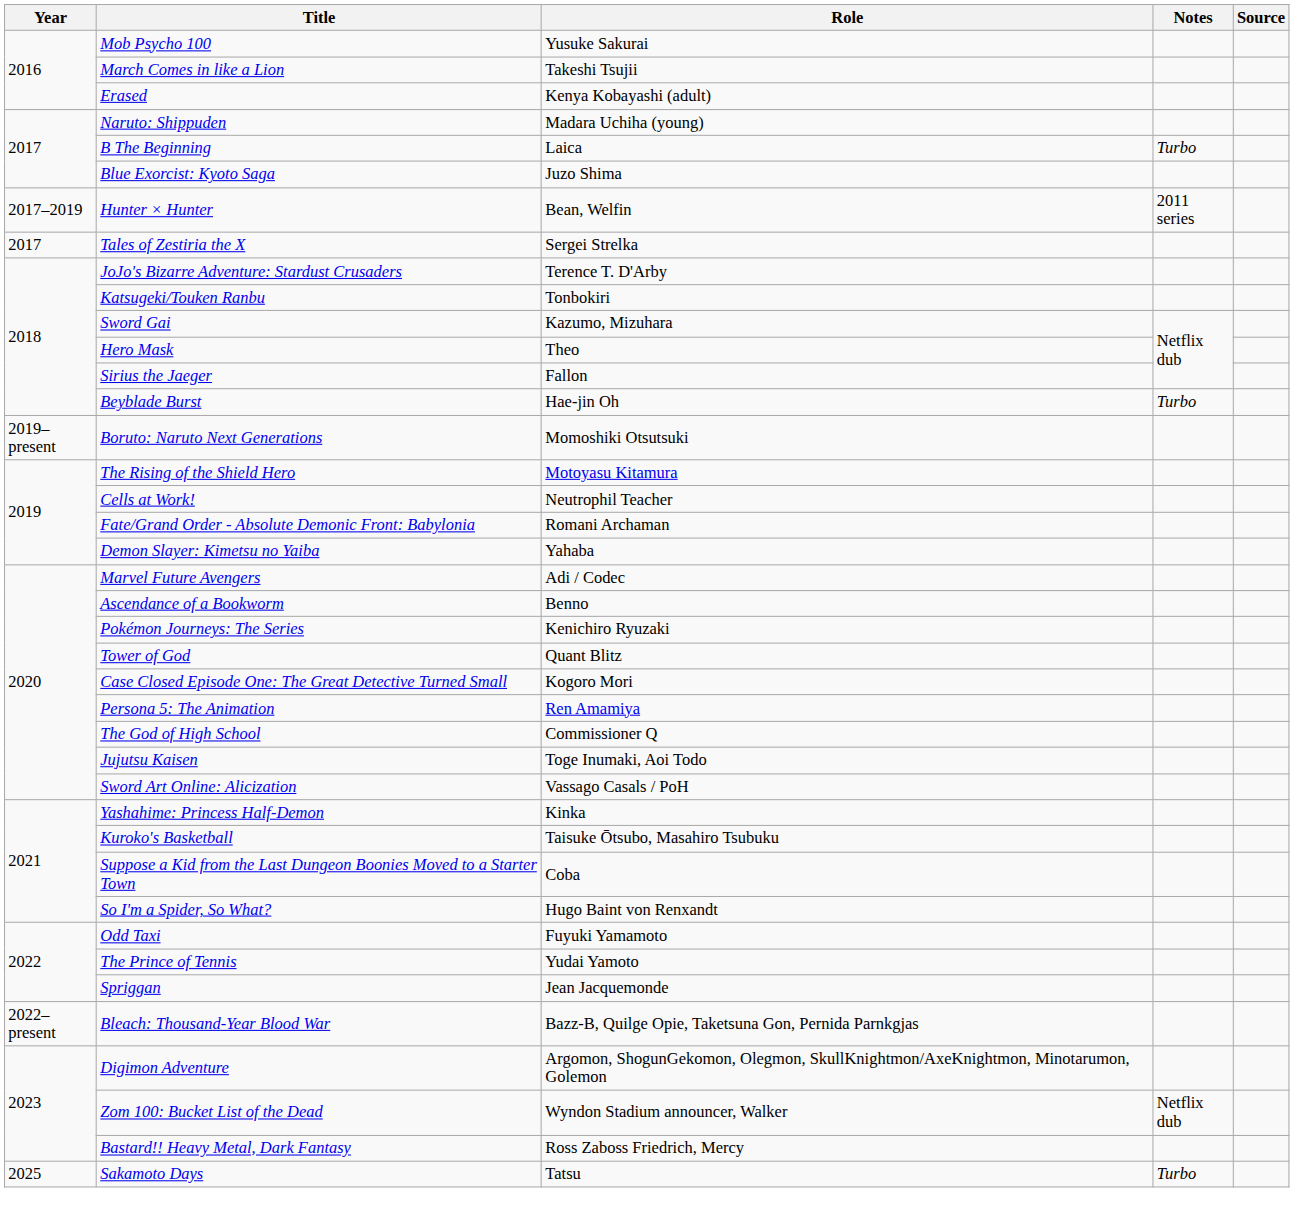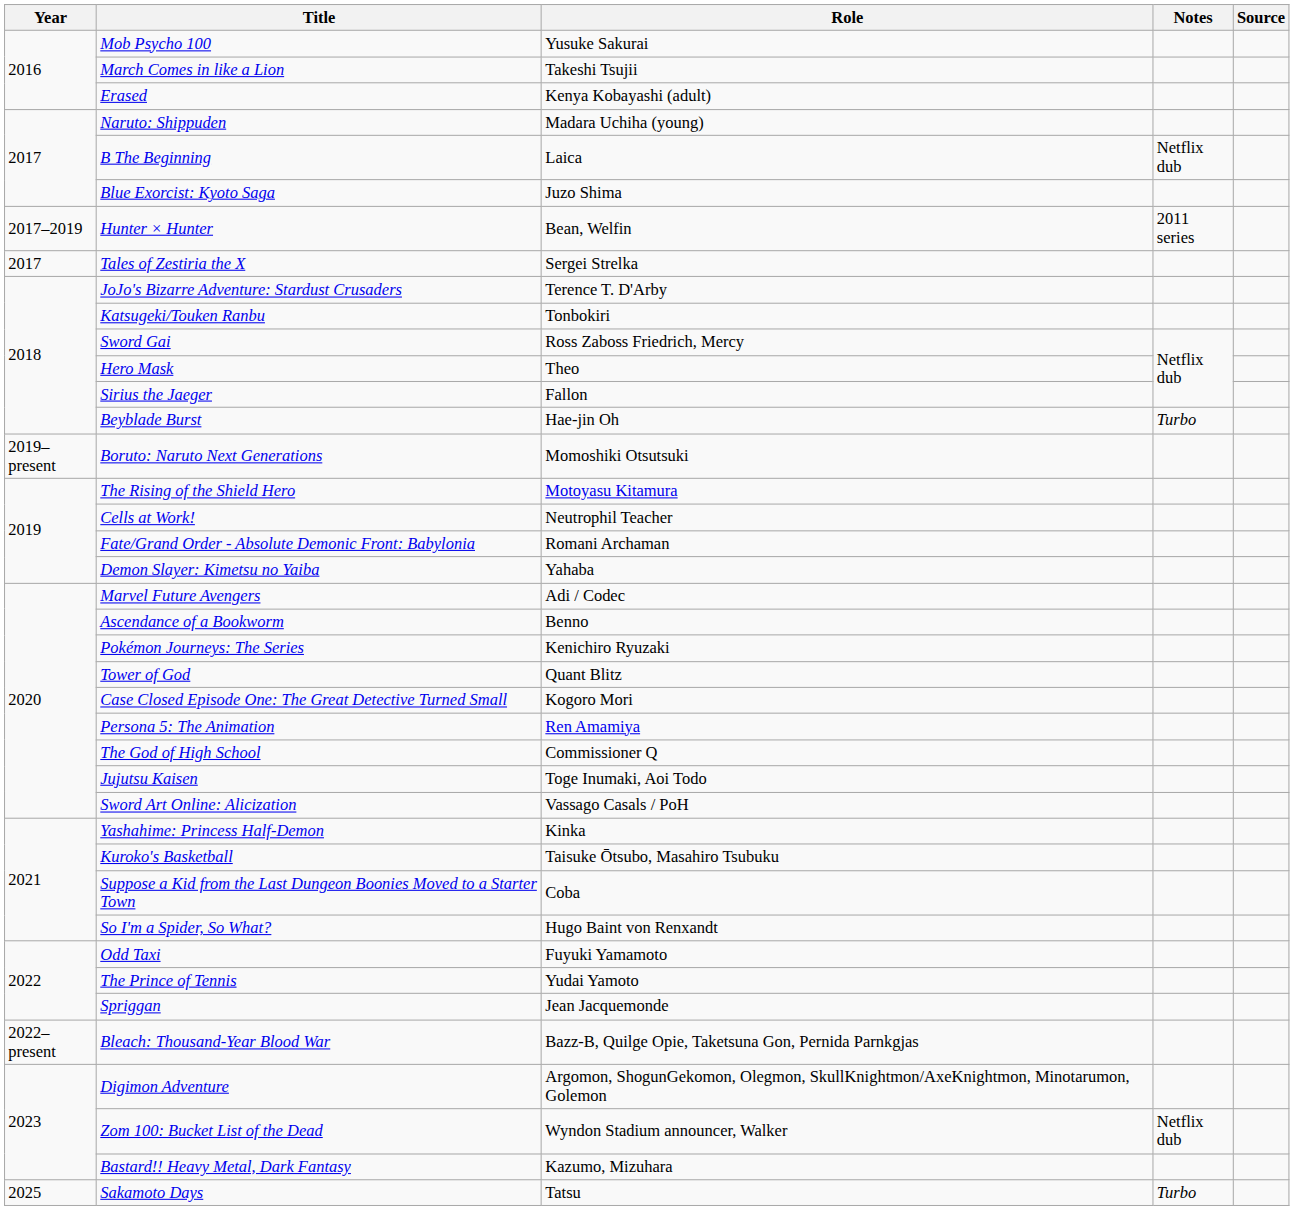(1177, 148) Turbo -> (1180, 157) Netflix dub
(609, 323) Kazumo, Mizuhara -> (645, 342) Ross Zaboss Friedrich, Mercy
(645, 1148) Ross Zaboss Friedrich, Mercy -> (609, 1166) Kazumo, Mizuhara
